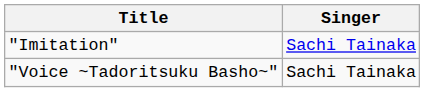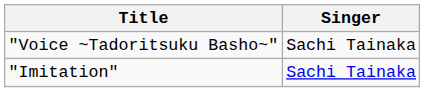rows swapped: (64, 45) <-> (143, 72)
